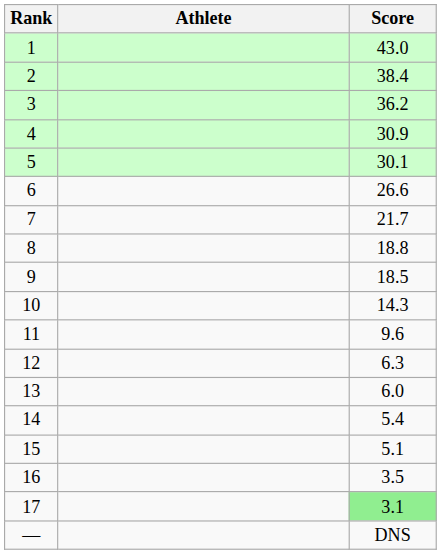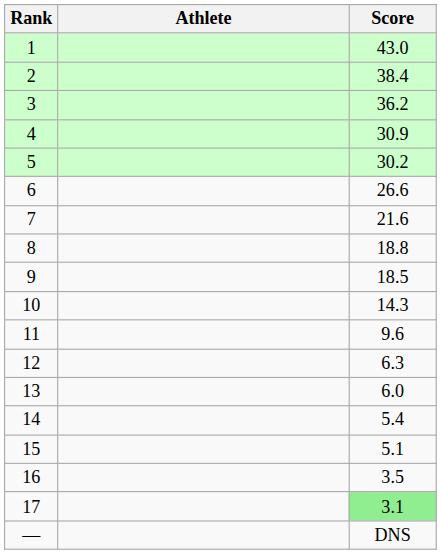(393, 162) 30.1 -> (393, 162) 30.2
(393, 219) 21.7 -> (393, 219) 21.6
